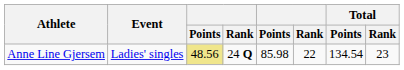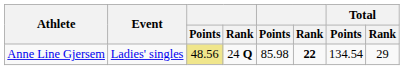(310, 54) normal -> (310, 54) bold
(382, 54) 23 -> (382, 54) 29
